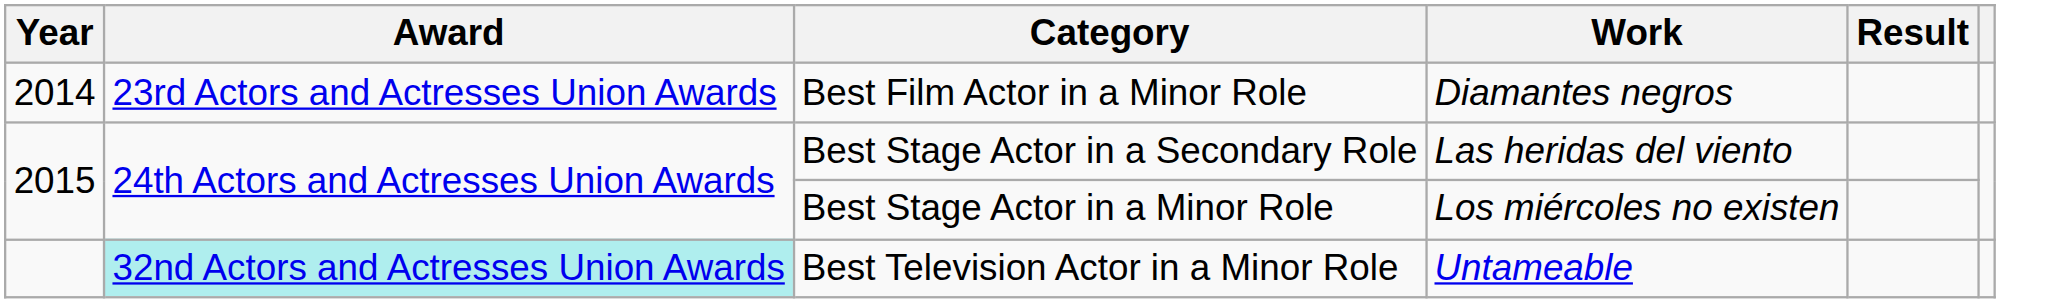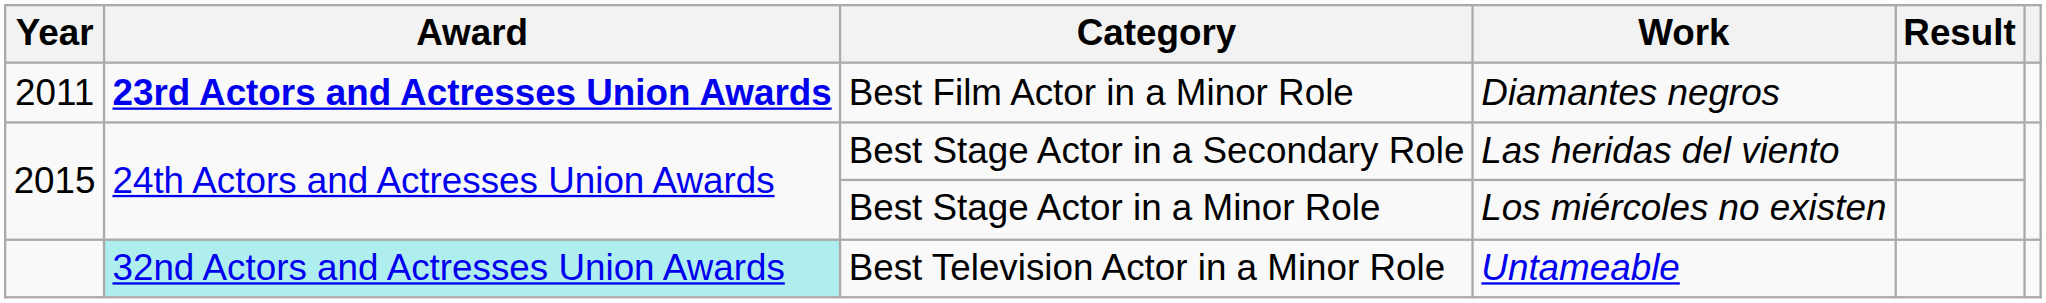(55, 92) 2014 -> (55, 92) 2011
(445, 92) normal -> (472, 92) bold
